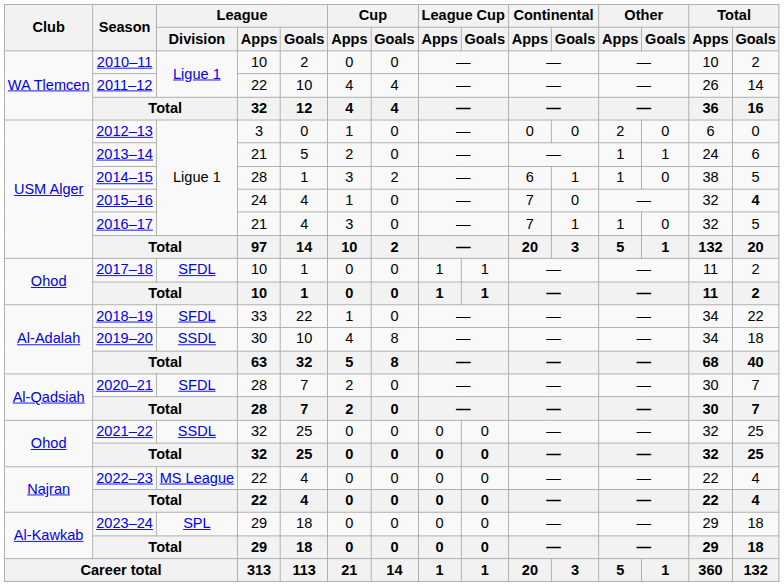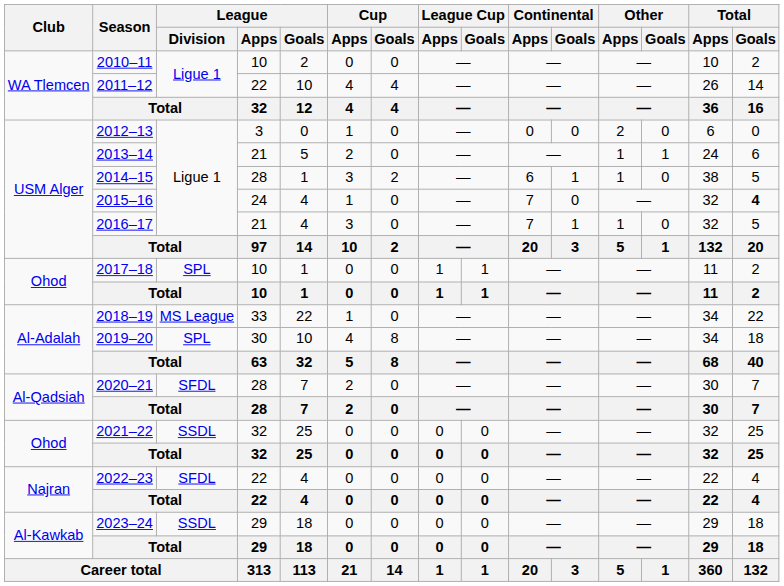(197, 270) SFDL -> (197, 270) SPL
(197, 316) SFDL -> (197, 316) MS League
(197, 339) SSDL -> (197, 339) SPL
(197, 477) MS League -> (197, 477) SFDL
(197, 524) SPL -> (197, 524) SSDL
